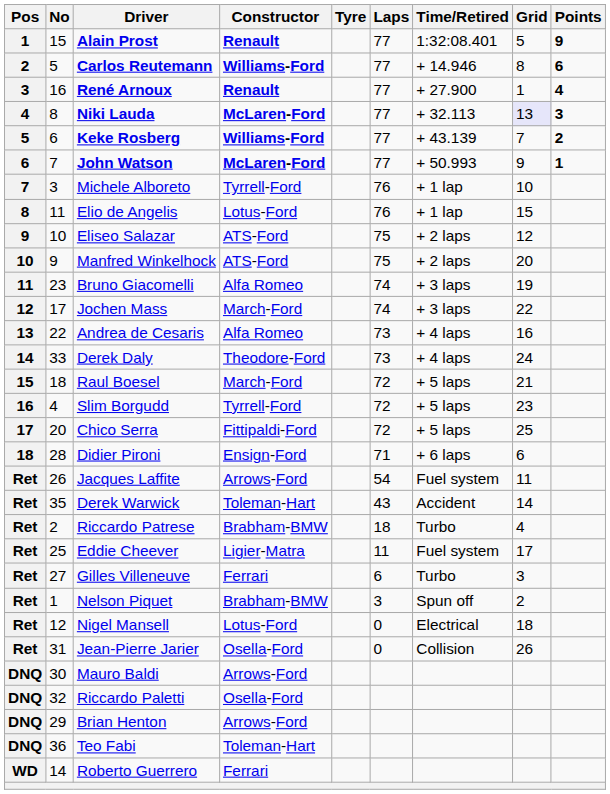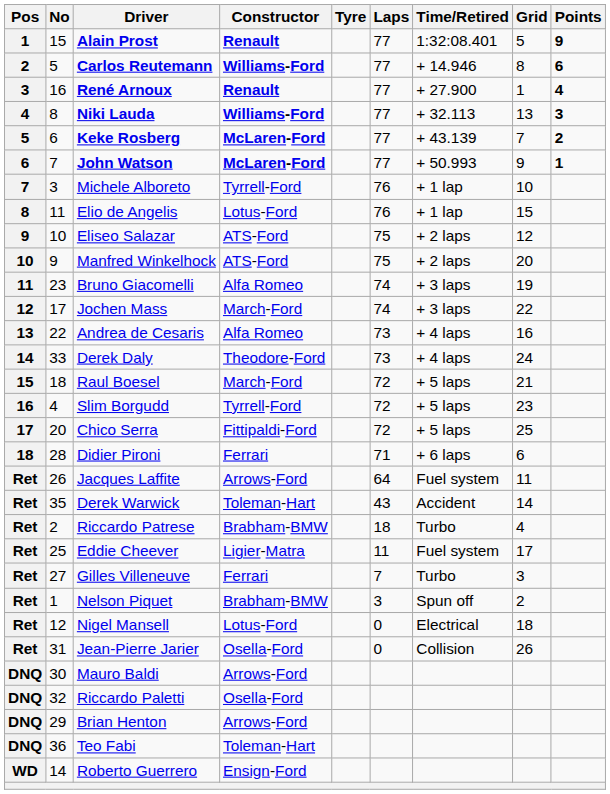(274, 114) McLaren-Ford -> (274, 114) Williams-Ford
(525, 114) lavender background -> (525, 114) no background
(274, 138) Williams-Ford -> (274, 138) McLaren-Ford
(265, 454) Ensign-Ford -> (246, 454) Ferrari
(382, 479) 54 -> (382, 479) 64
(378, 576) 6 -> (378, 576) 7
(246, 770) Ferrari -> (265, 770) Ensign-Ford
